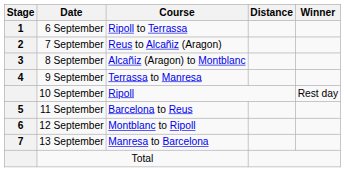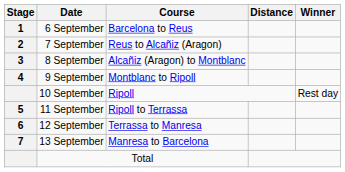(148, 28) Ripoll to Terrassa -> (150, 28) Barcelona to Reus
(155, 77) Terrassa to Manresa -> (152, 77) Montblanc to Ripoll
(150, 110) Barcelona to Reus -> (148, 110) Ripoll to Terrassa
(152, 126) Montblanc to Ripoll -> (155, 126) Terrassa to Manresa
